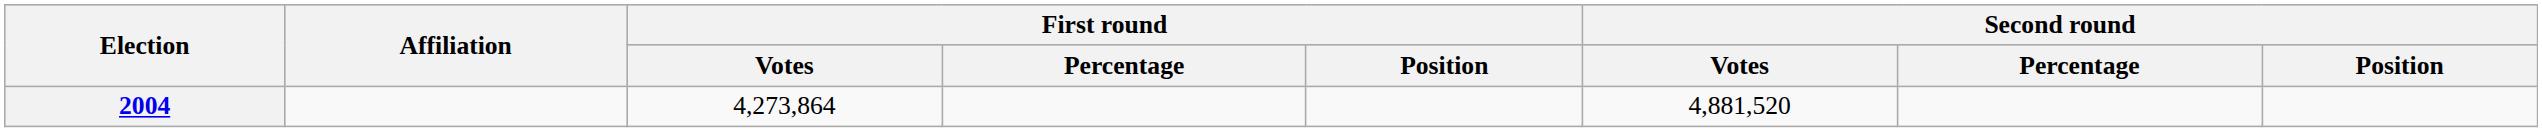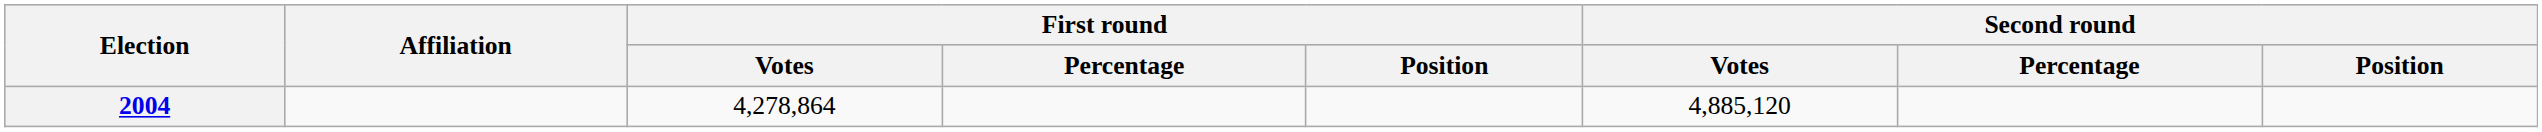(784, 106) 4,273,864 -> (784, 106) 4,278,864
(1740, 106) 4,881,520 -> (1740, 106) 4,885,120
